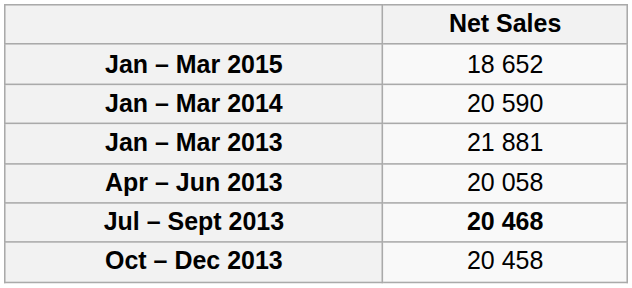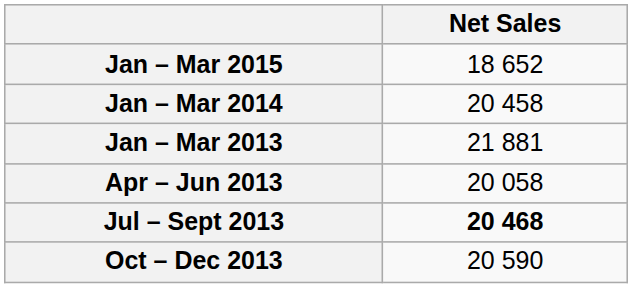(505, 103) 20 590 -> (505, 103) 20 458
(505, 261) 20 458 -> (505, 261) 20 590
